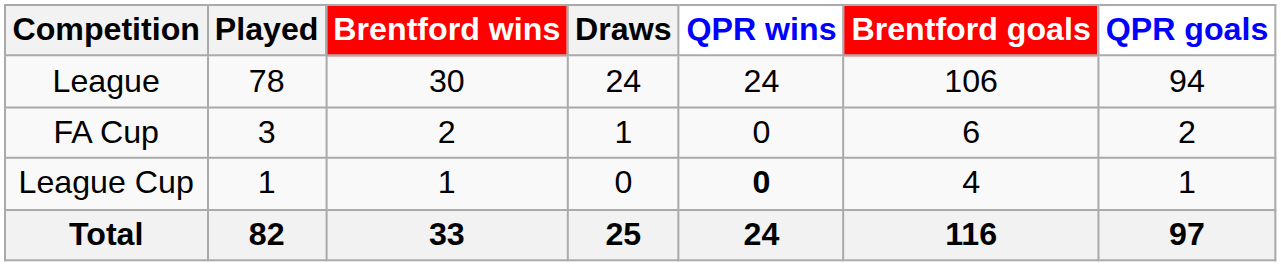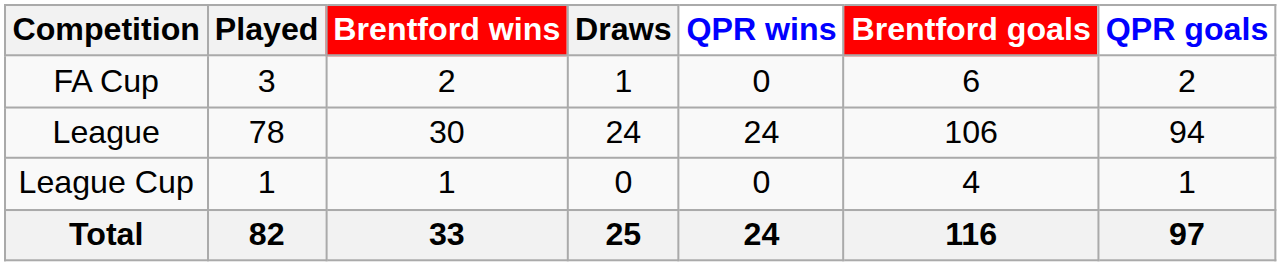rows swapped: (106, 81) <-> (106, 132)
(762, 183) bold -> (762, 183) normal
